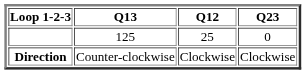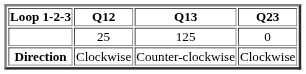columns swapped: (207, 17) <-> (125, 17)
